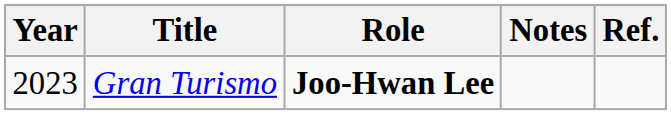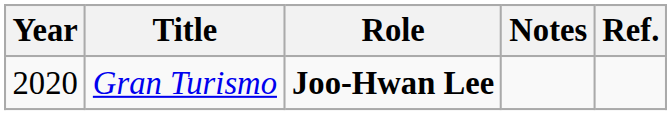(45, 82) 2023 -> (45, 82) 2020
